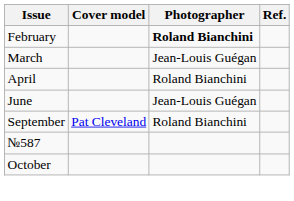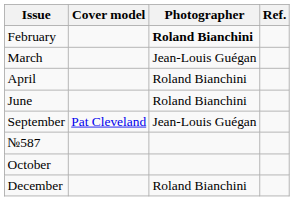(204, 100) Jean-Louis Guégan -> (200, 100) Roland Bianchini
(200, 121) Roland Bianchini -> (204, 121) Jean-Louis Guégan
+ row: (35, 185)
